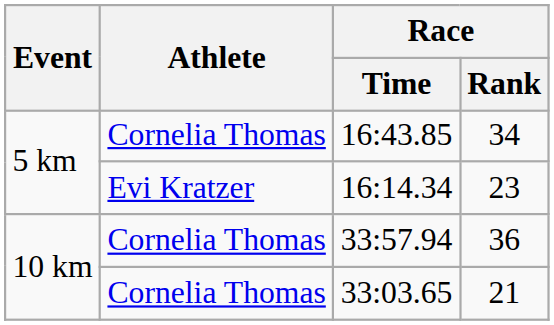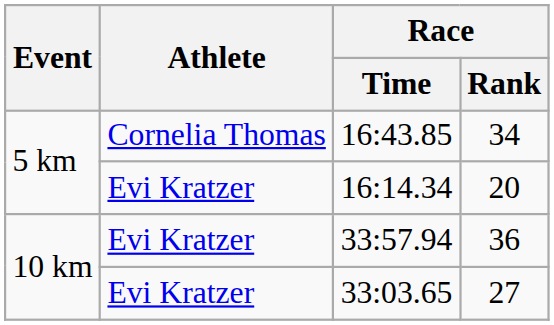(504, 187) 23 -> (504, 187) 20
(217, 240) Cornelia Thomas -> (181, 240) Evi Kratzer
(217, 292) Cornelia Thomas -> (181, 292) Evi Kratzer
(504, 292) 21 -> (504, 292) 27
